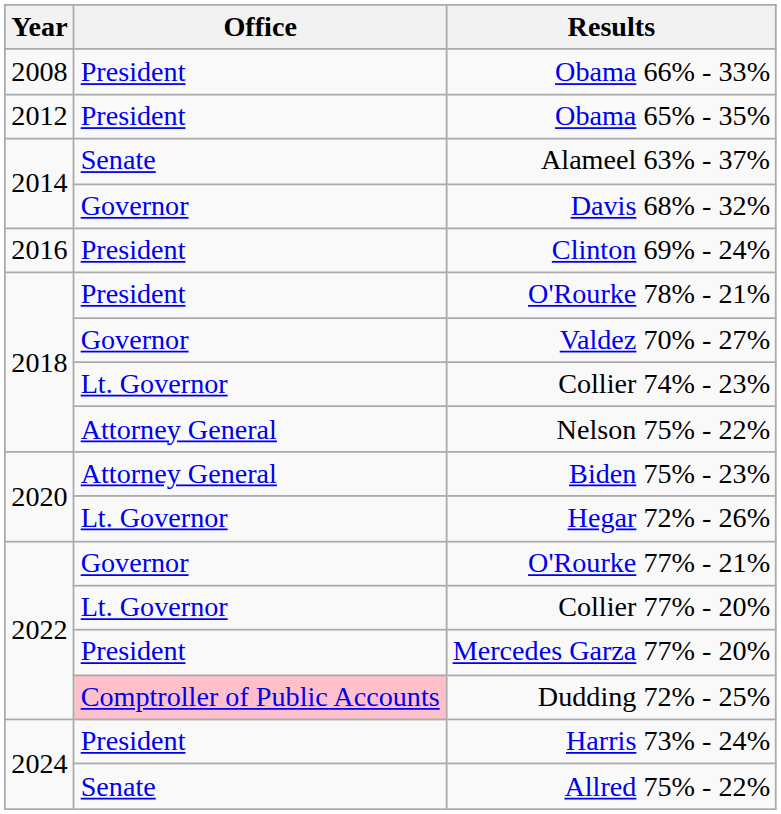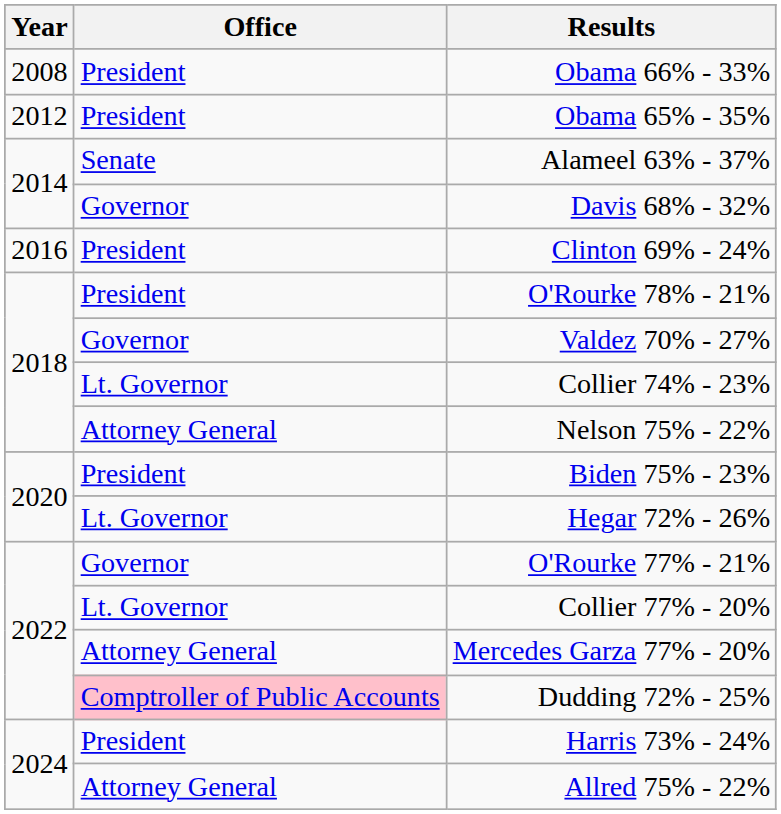(179, 473) Attorney General -> (133, 473) President
(133, 652) President -> (179, 652) Attorney General
(118, 786) Senate -> (179, 786) Attorney General
